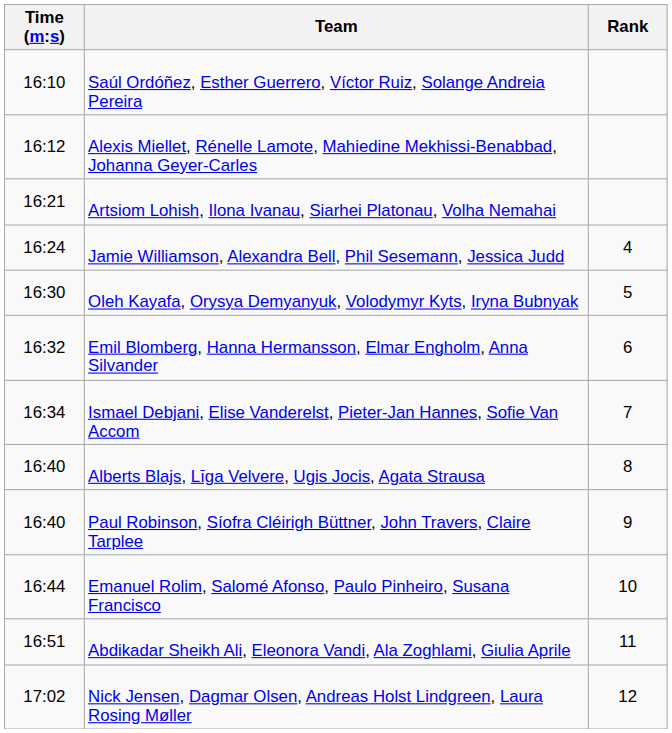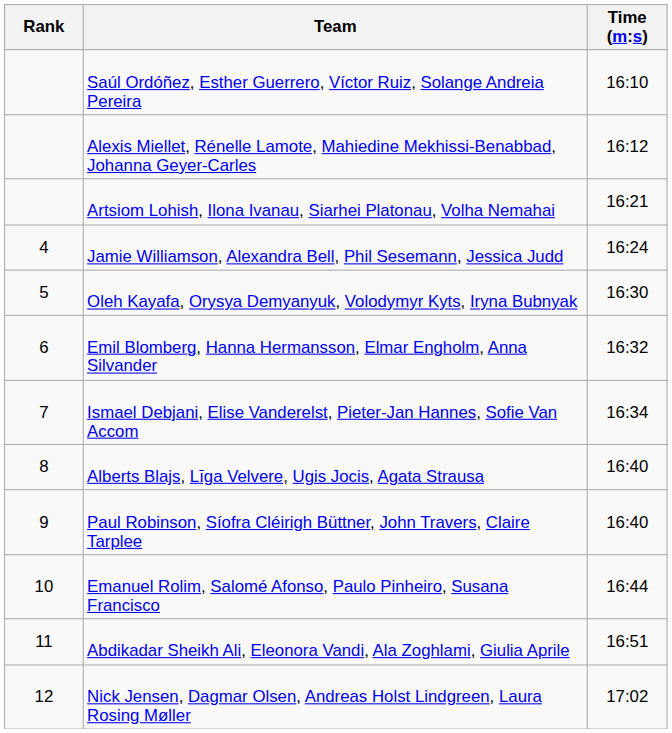columns swapped: (628, 27) <-> (44, 27)
